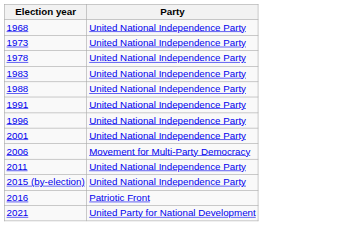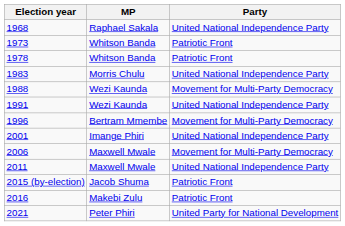+ column: (128, 12)
(168, 43) United National Independence Party -> (202, 43) Patriotic Front
(168, 58) United National Independence Party -> (202, 58) Patriotic Front
(168, 89) United National Independence Party -> (252, 89) Movement for Multi-Party Democracy
(168, 120) United National Independence Party -> (252, 120) Movement for Multi-Party Democracy
(168, 182) United National Independence Party -> (202, 182) Patriotic Front
